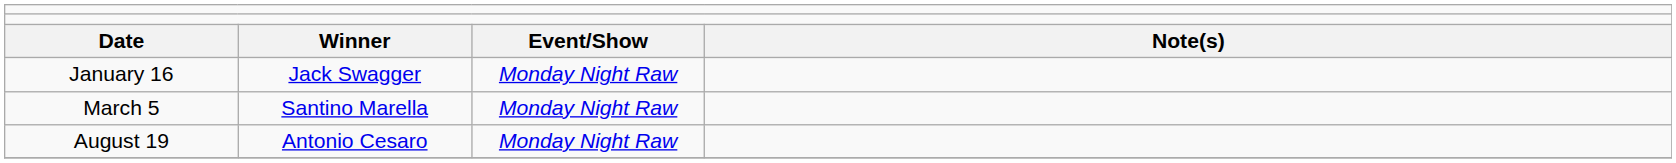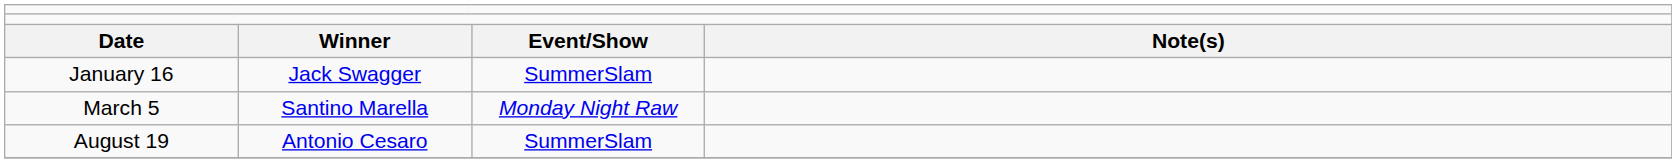(588, 74) Monday Night Raw -> (588, 74) SummerSlam
(588, 141) Monday Night Raw -> (588, 141) SummerSlam
